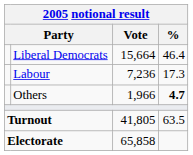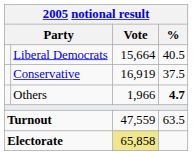(174, 54) 46.4 -> (174, 54) 40.5
+ row: (47, 74)
- row: (32, 74)
(138, 120) 41,805 -> (138, 120) 47,559
(138, 140) no background -> (138, 140) khaki background
